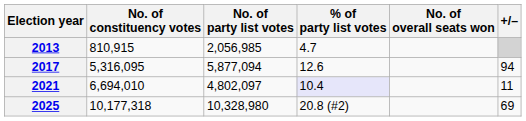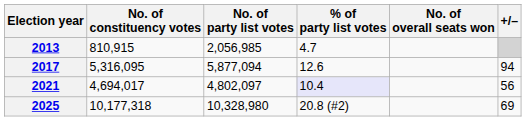(117, 86) 6,694,010 -> (117, 86) 4,694,017
(507, 86) 11 -> (507, 86) 56
